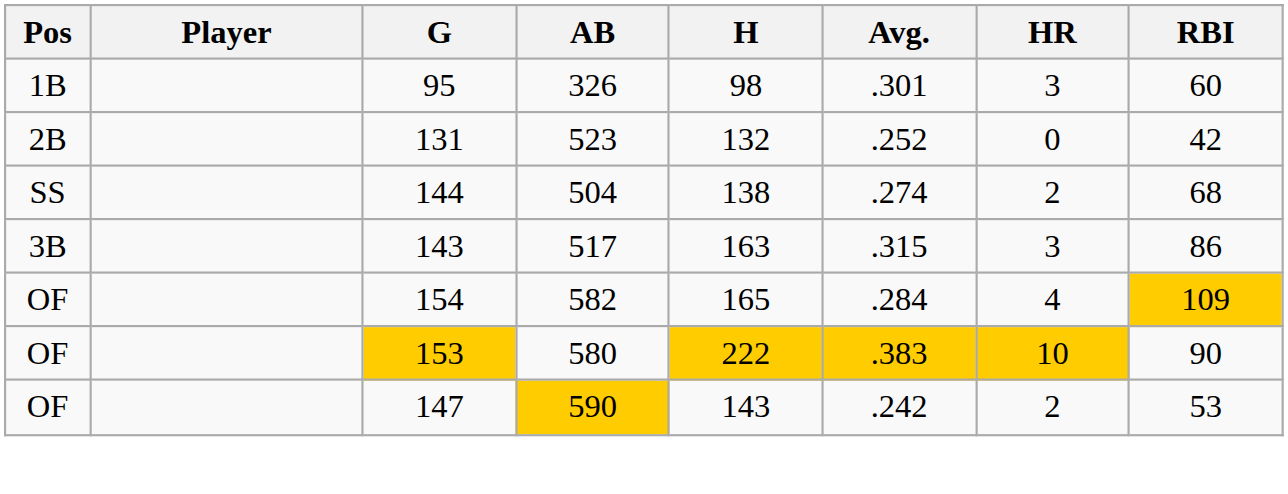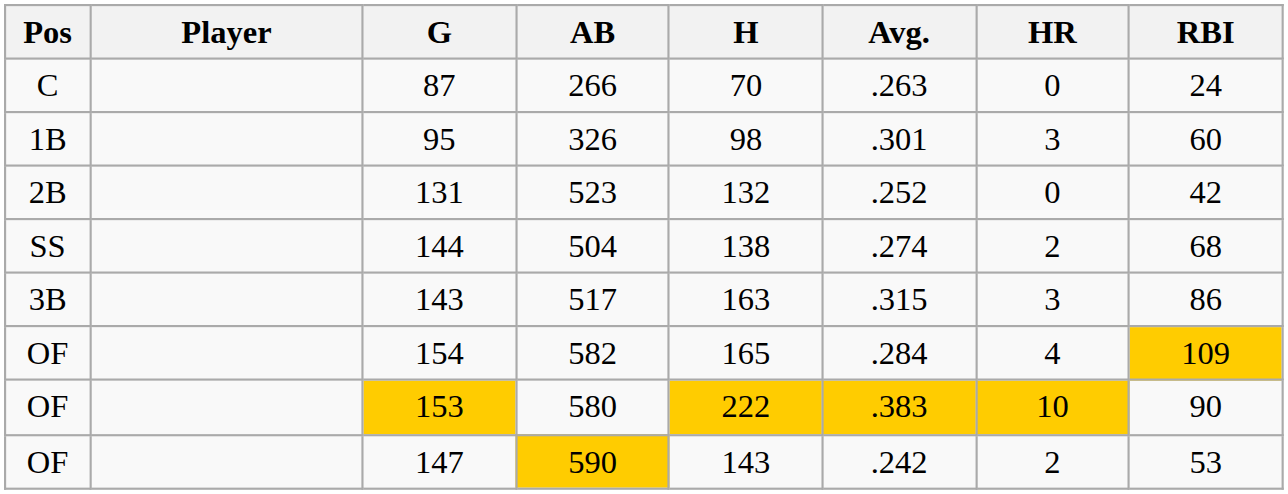+ row: (439, 85)
